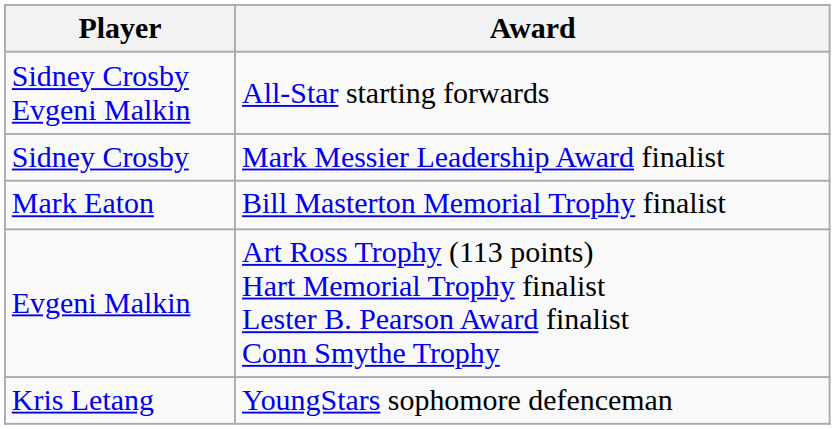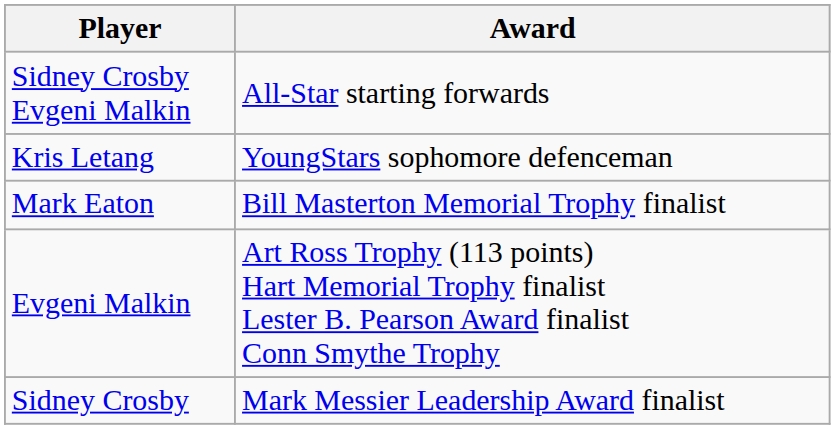rows swapped: (83, 400) <-> (100, 156)
